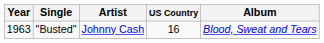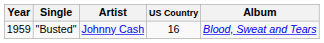(19, 30) 1963 -> (19, 30) 1959
